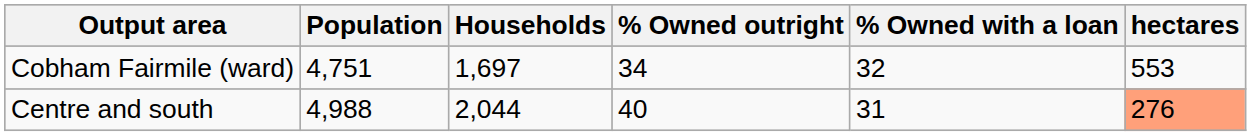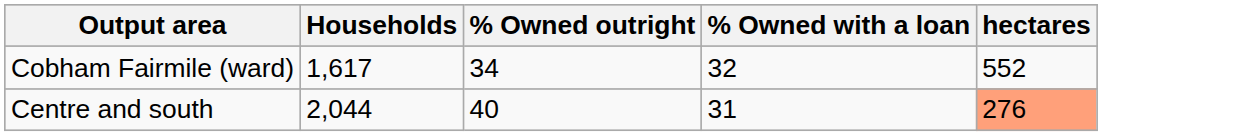- column: (374, 25)
(488, 67) 1,697 -> (339, 67) 1,617
(1153, 67) 553 -> (1004, 67) 552
